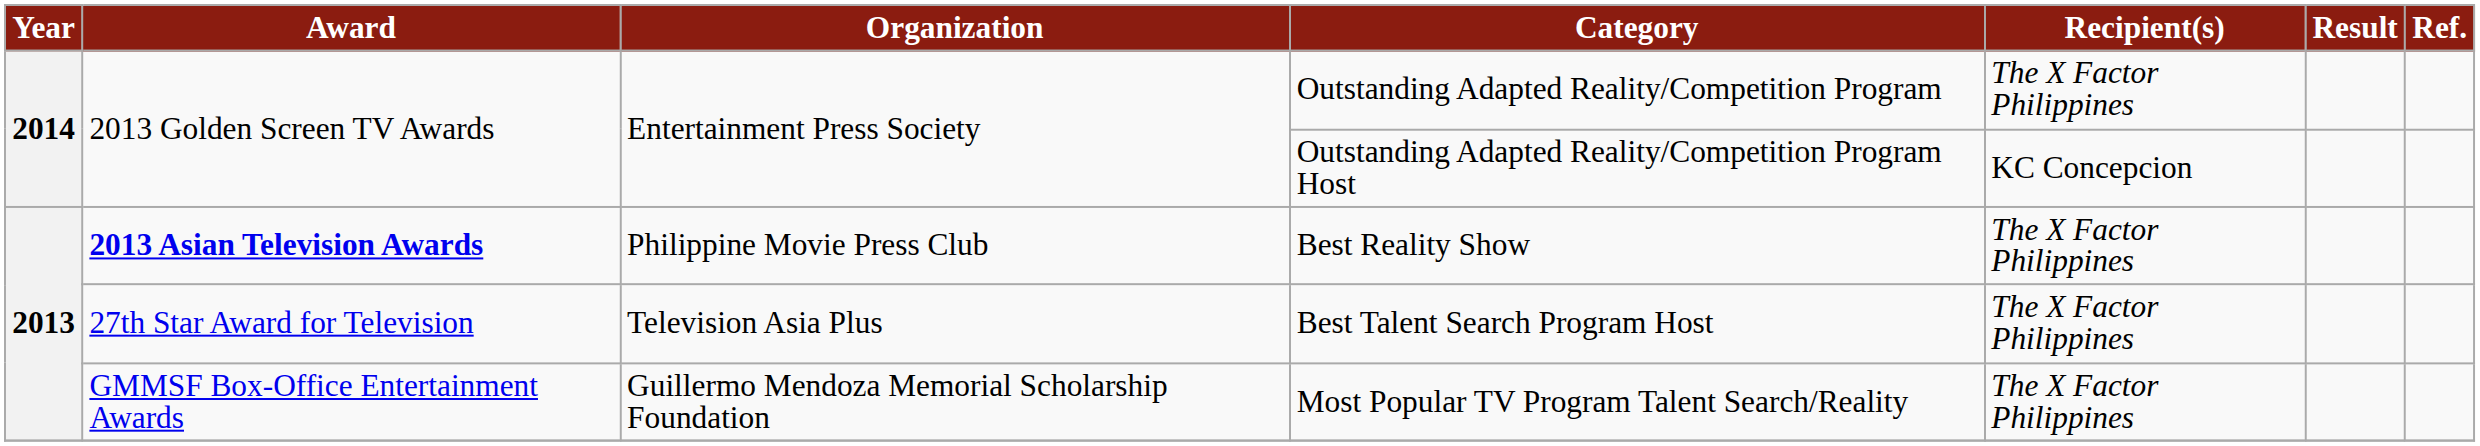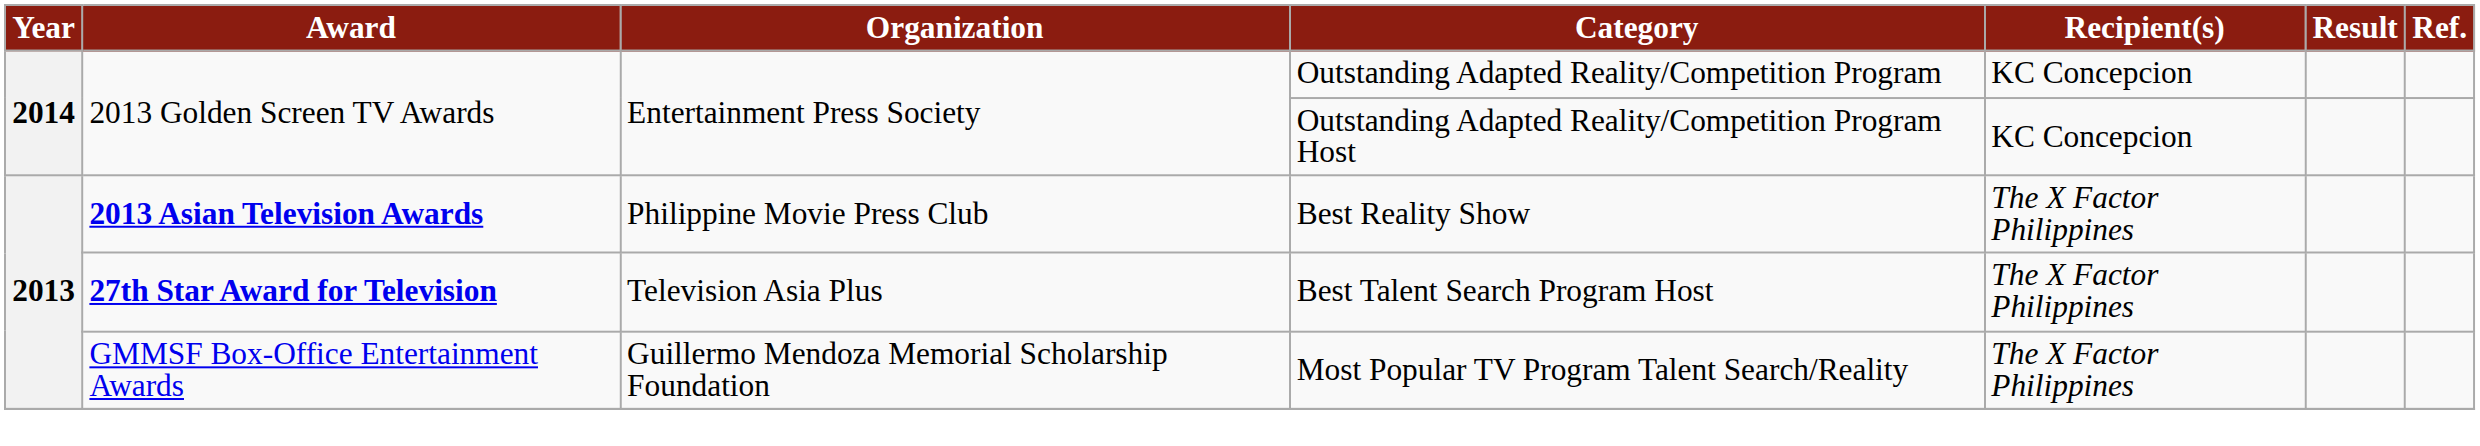(2075, 89) The X Factor Philippines -> (2092, 73) KC Concepcion
(282, 322) normal -> (293, 291) bold
